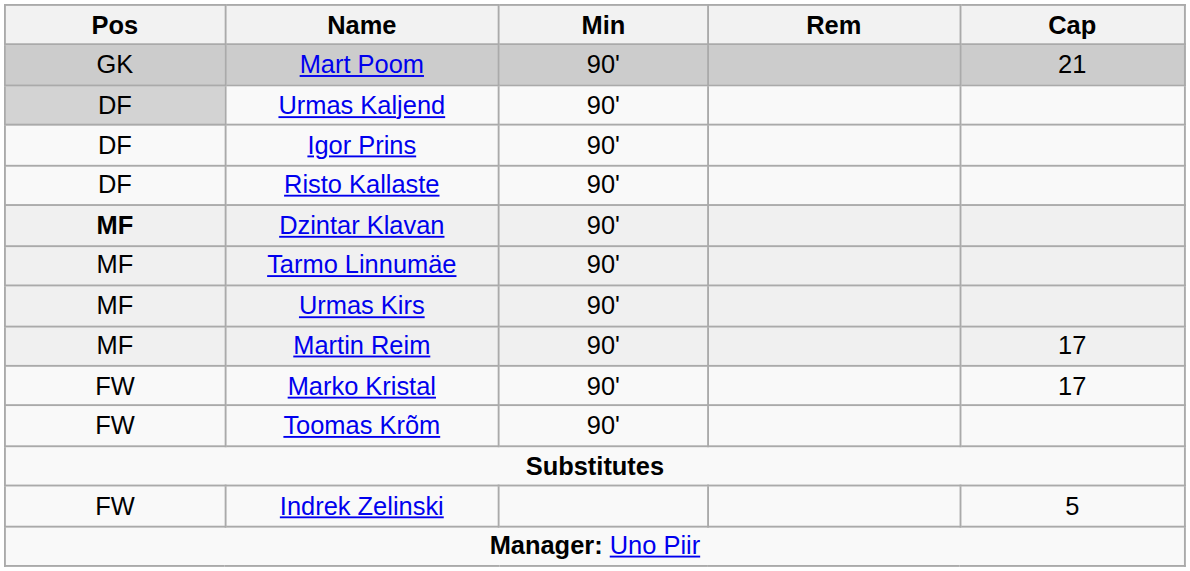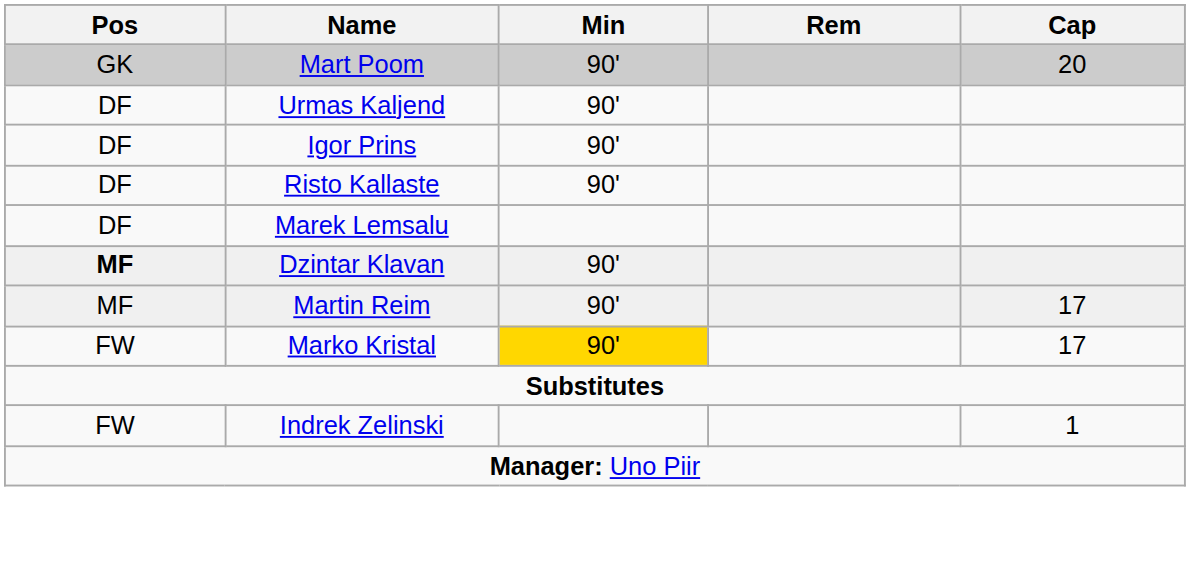(1072, 65) 21 -> (1072, 65) 20
(115, 105) lightgrey background -> (115, 105) no background
+ row: (362, 225)
- row: (362, 265)
- row: (362, 305)
(603, 385) no background -> (603, 345) gold background
- row: (362, 425)
(1072, 506) 5 -> (1072, 425) 1
